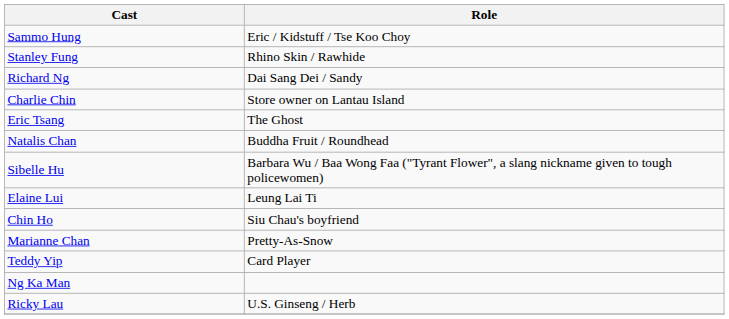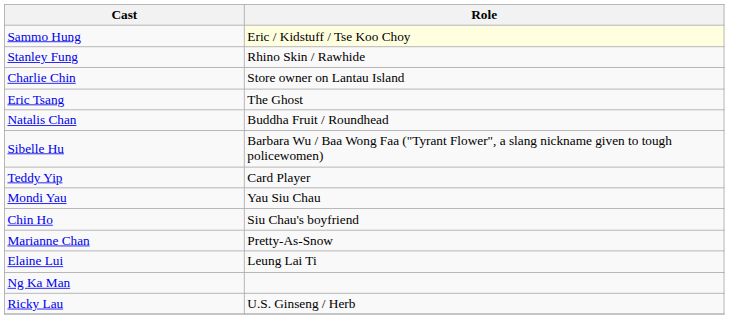(329, 36) no background -> (329, 36) lightyellow background
- row: (38, 78)
rows swapped: (35, 198) <-> (35, 261)
+ row: (37, 198)
